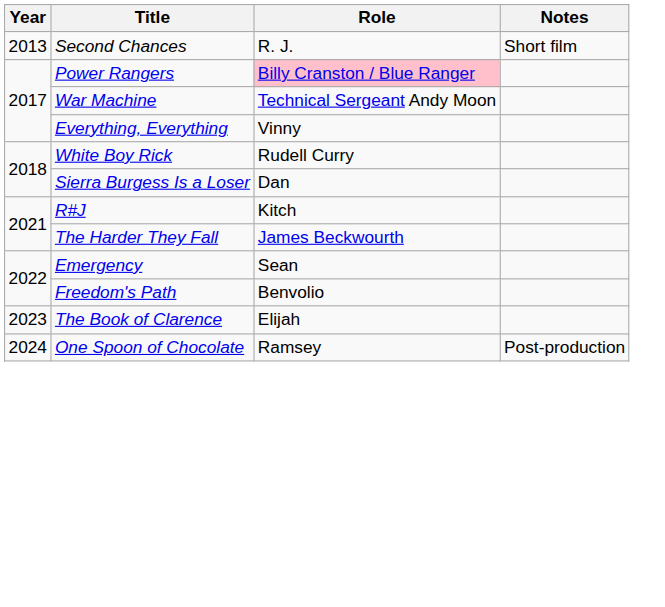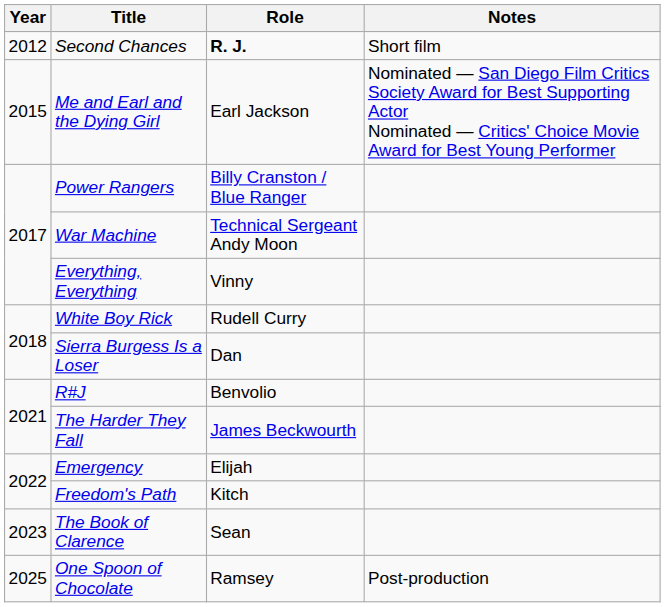(28, 45) 2013 -> (28, 45) 2012
(276, 45) normal -> (228, 45) bold
+ row: (118, 111)
(366, 73) pink background -> (268, 187) no background
(277, 210) Kitch -> (243, 392) Benvolio
(278, 264) Sean -> (231, 467) Elijah
(291, 292) Benvolio -> (229, 494) Kitch
(279, 319) Elijah -> (230, 531) Sean
(28, 347) 2024 -> (28, 578) 2025
